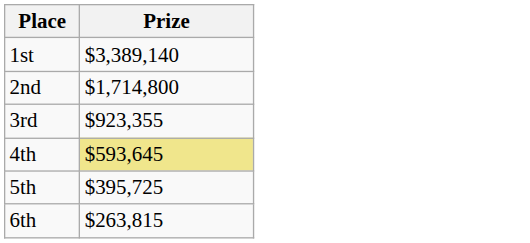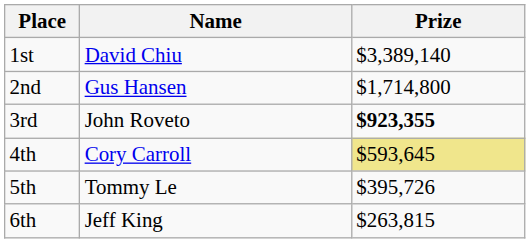+ column: (216, 21)
(124, 120) normal -> (396, 120) bold
(124, 187) $395,725 -> (396, 187) $395,726
